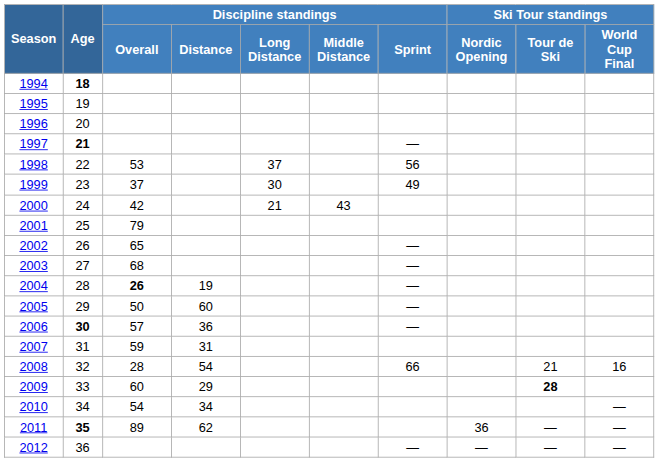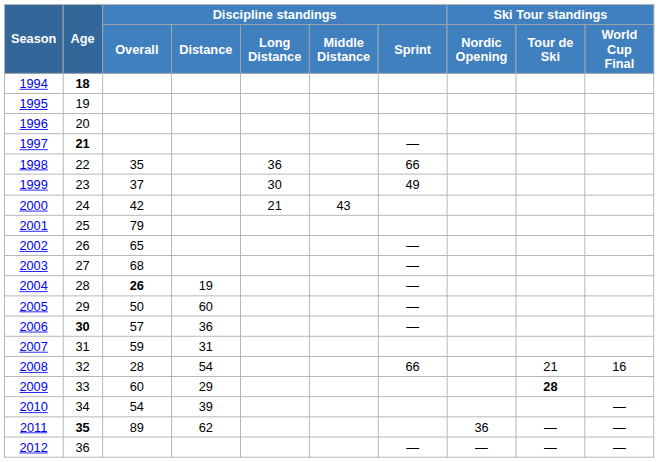(137, 165) 53 -> (137, 165) 35
(275, 165) 37 -> (275, 165) 36
(413, 165) 56 -> (413, 165) 66
(206, 407) 34 -> (206, 407) 39
